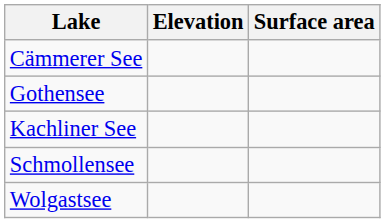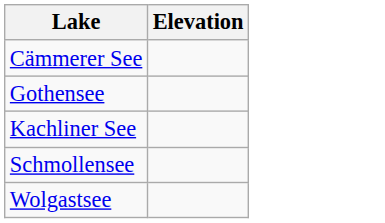- column: (314, 22)
